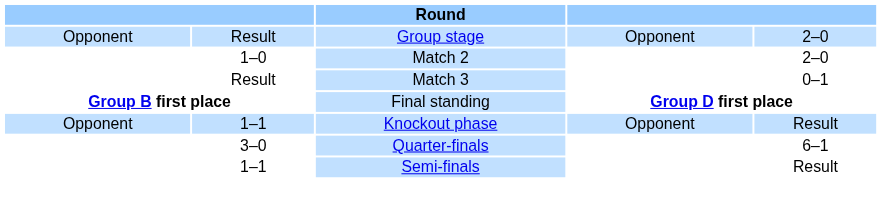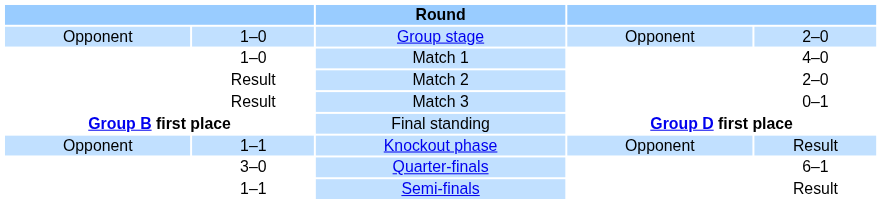(253, 36) Result -> (253, 36) 1–0
+ row: (441, 58)
(253, 58) 1–0 -> (253, 80) Result
